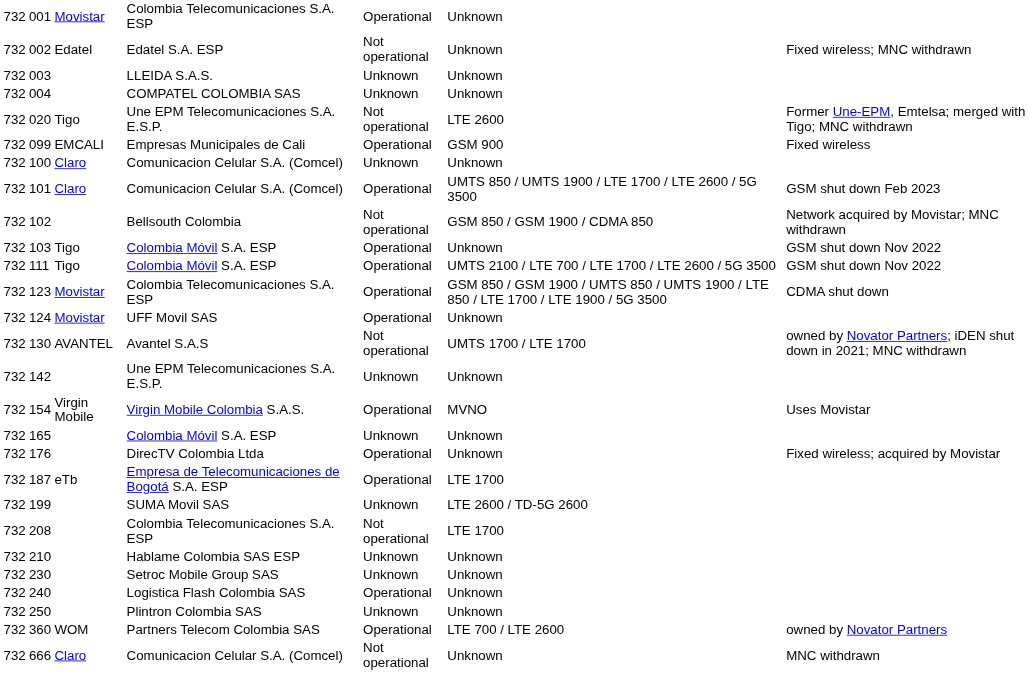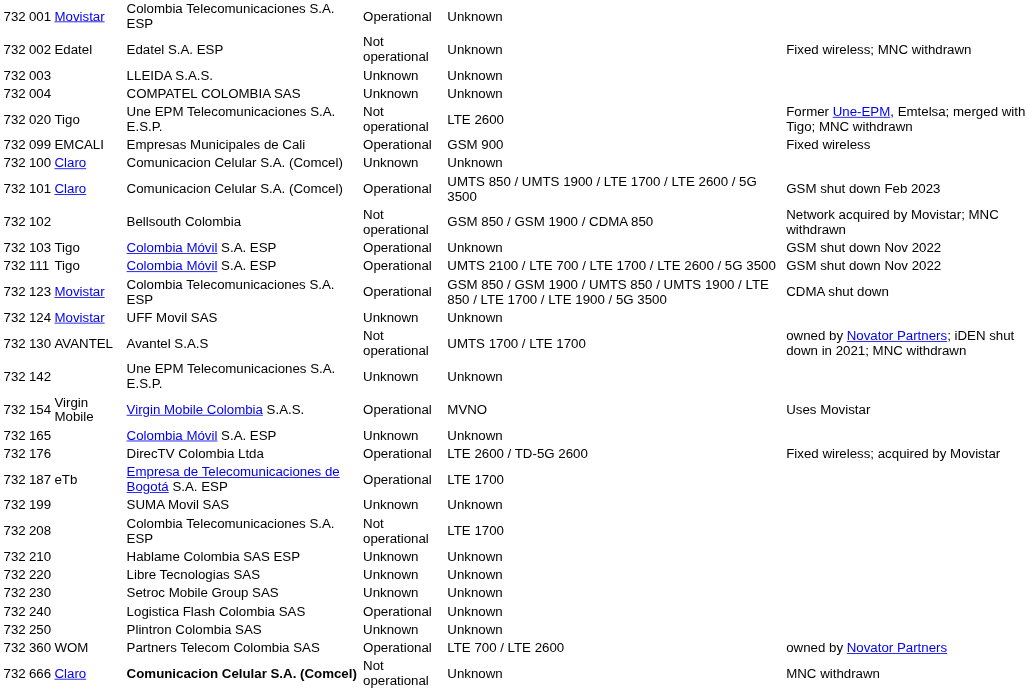(397, 317) Operational -> (391, 317) Unknown
(475, 453) Unknown -> (518, 453) LTE 2600 / TD-5G 2600
(518, 505) LTE 2600 / TD-5G 2600 -> (475, 505) Unknown
+ row: (40, 575)
(235, 655) normal -> (242, 673) bold
